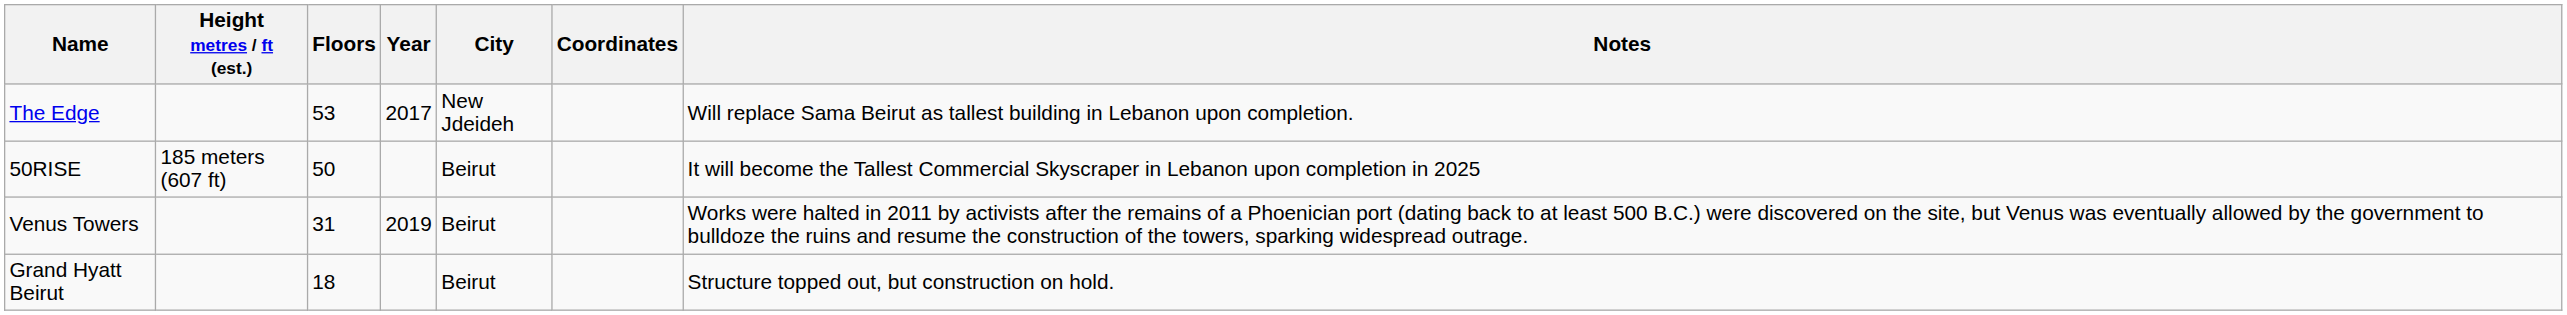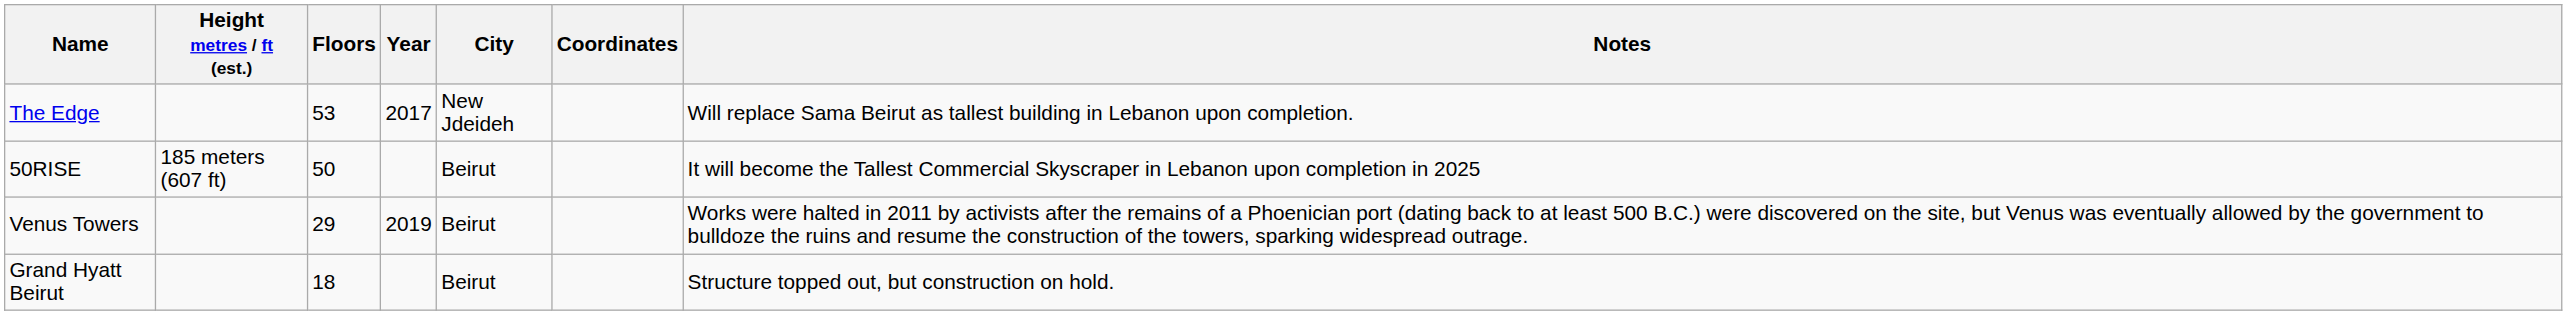(324, 225) 31 -> (324, 225) 29
